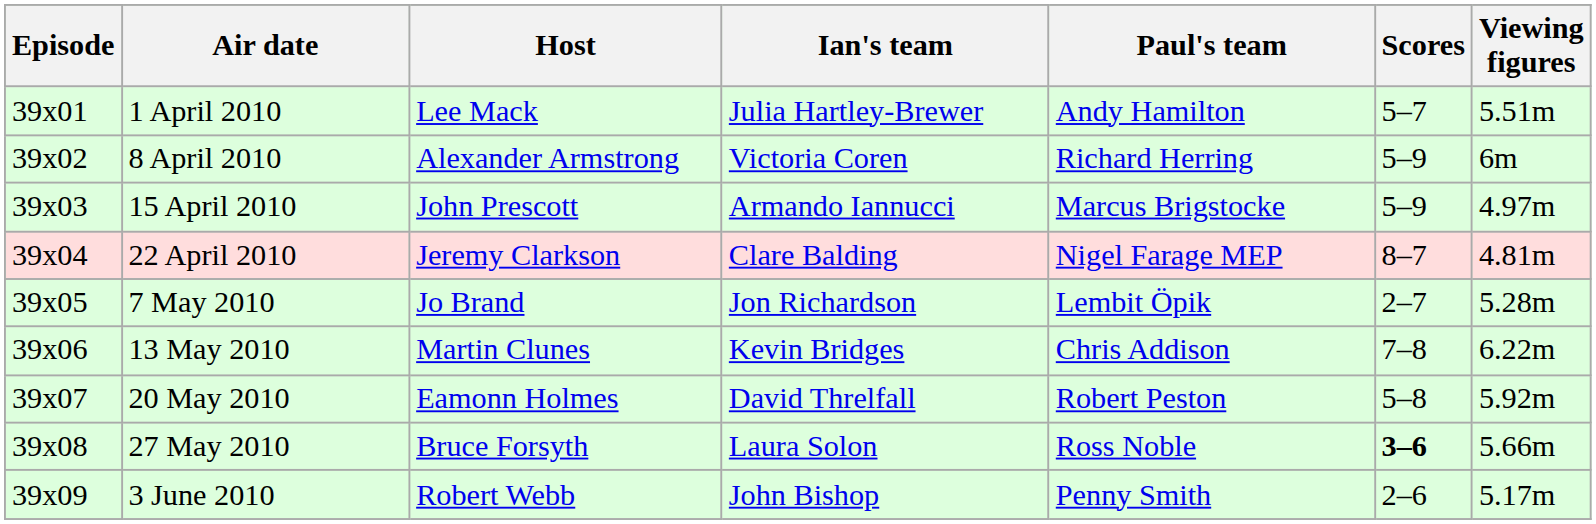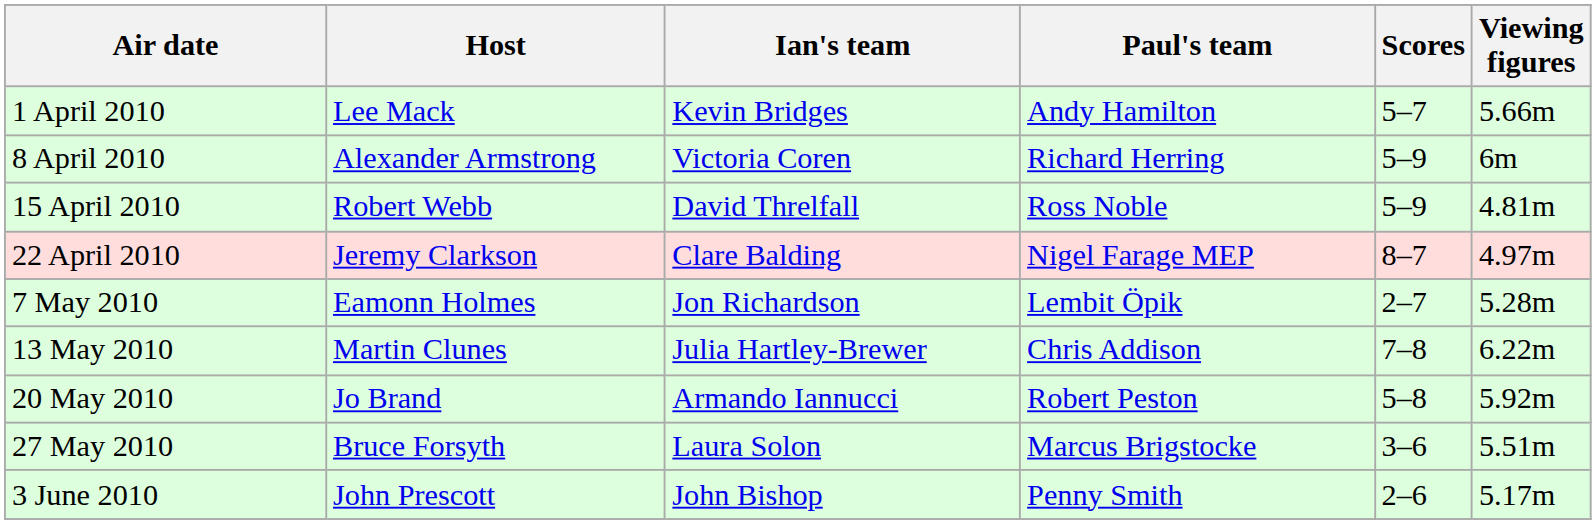- column: (63, 45)
(856, 110) Julia Hartley-Brewer -> (760, 110) Kevin Bridges
(1517, 110) 5.51m -> (1517, 110) 5.66m
(497, 206) John Prescott -> (413, 206) Robert Webb
(842, 206) Armando Iannucci -> (766, 206) David Threlfall
(1170, 206) Marcus Brigstocke -> (1097, 206) Ross Noble
(1517, 206) 4.97m -> (1517, 206) 4.81m
(1517, 254) 4.81m -> (1517, 254) 4.97m
(470, 302) Jo Brand -> (434, 302) Eamonn Holmes
(817, 350) Kevin Bridges -> (800, 350) Julia Hartley-Brewer
(517, 398) Eamonn Holmes -> (387, 398) Jo Brand
(822, 398) David Threlfall -> (785, 398) Armando Iannucci
(1126, 446) Ross Noble -> (1142, 446) Marcus Brigstocke
(1404, 446) bold -> (1404, 446) normal
(1517, 446) 5.66m -> (1517, 446) 5.51m
(496, 494) Robert Webb -> (414, 494) John Prescott
